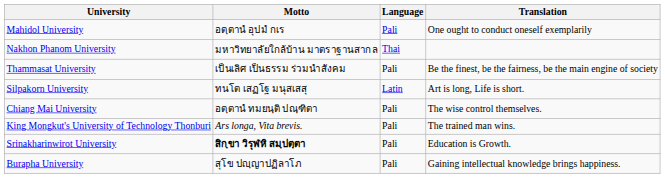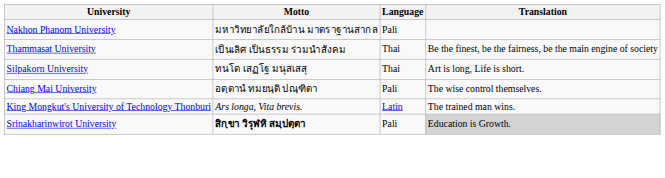- row: (45, 29)
(391, 49) Thai -> (390, 29) Pali
(390, 69) Pali -> (391, 49) Thai
(392, 89) Latin -> (391, 69) Thai
(390, 126) Pali -> (392, 106) Latin
(469, 144) no background -> (469, 124) lightgrey background
- row: (45, 163)
